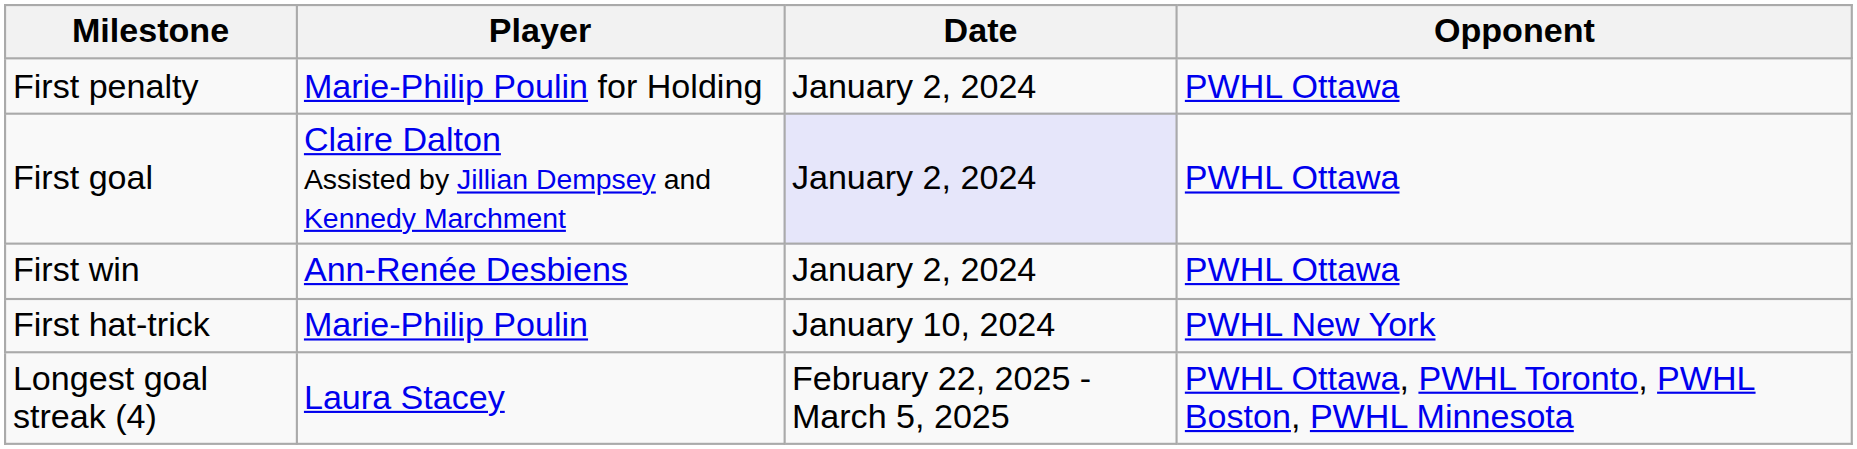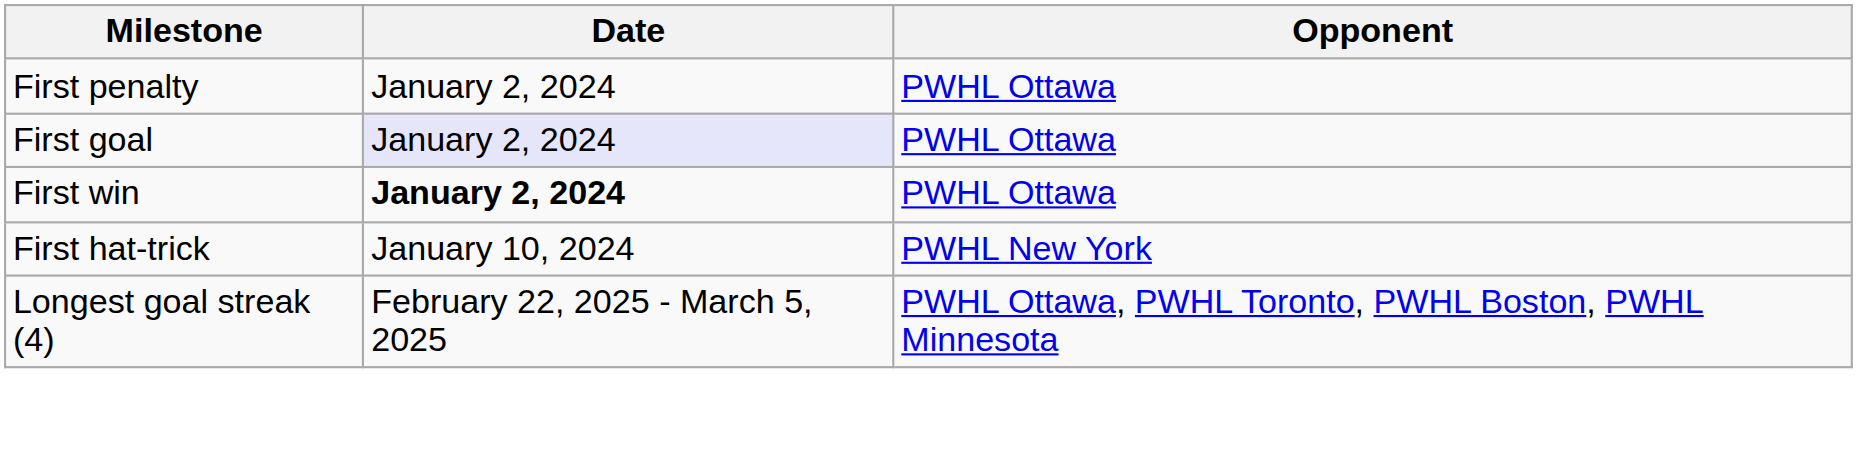- column: (540, 31)
(914, 270) normal -> (498, 193) bold
